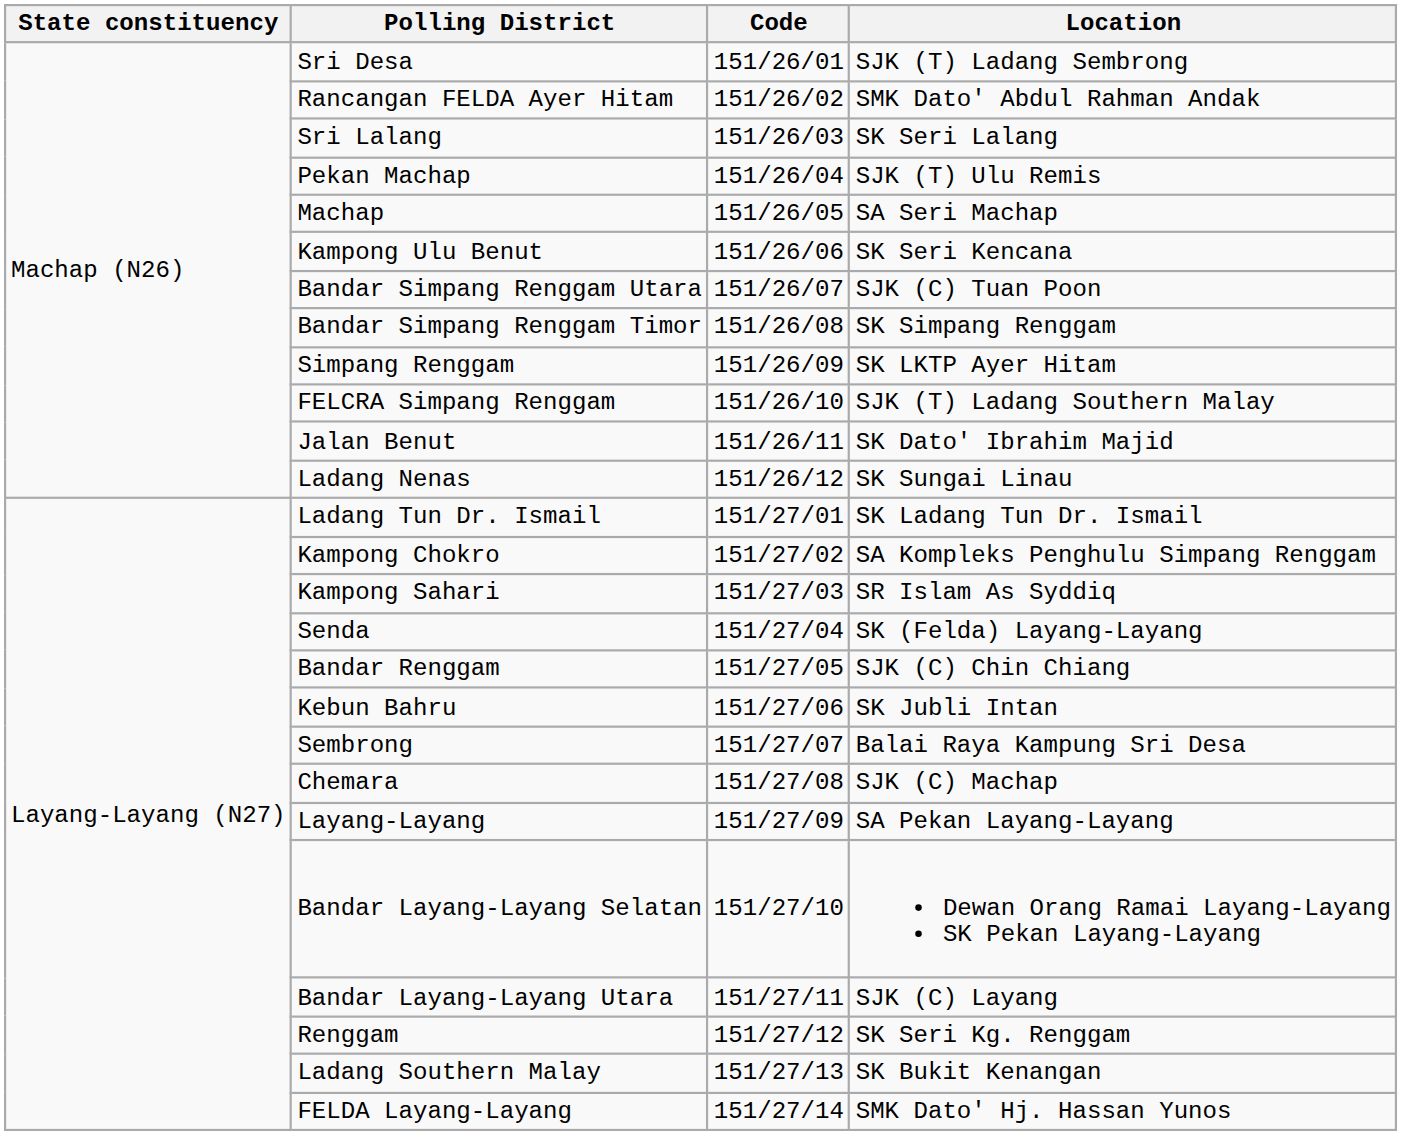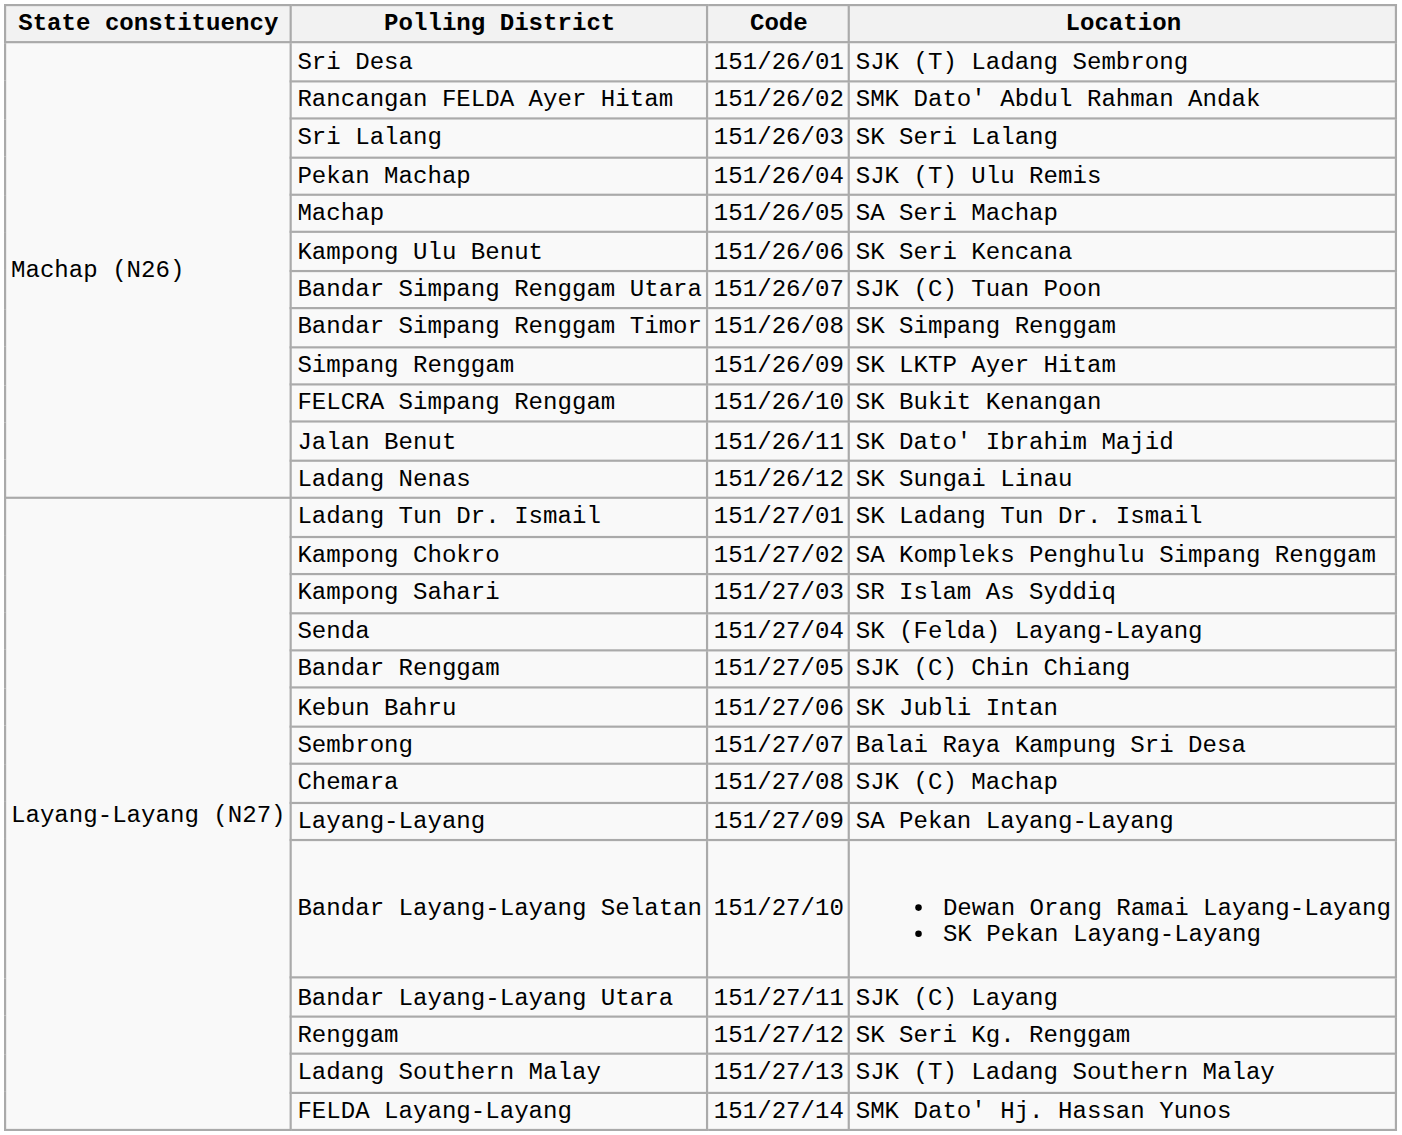(1065, 404) SJK (T) Ladang Southern Malay -> (979, 404) SK Bukit Kenangan
(979, 1073) SK Bukit Kenangan -> (1065, 1073) SJK (T) Ladang Southern Malay
